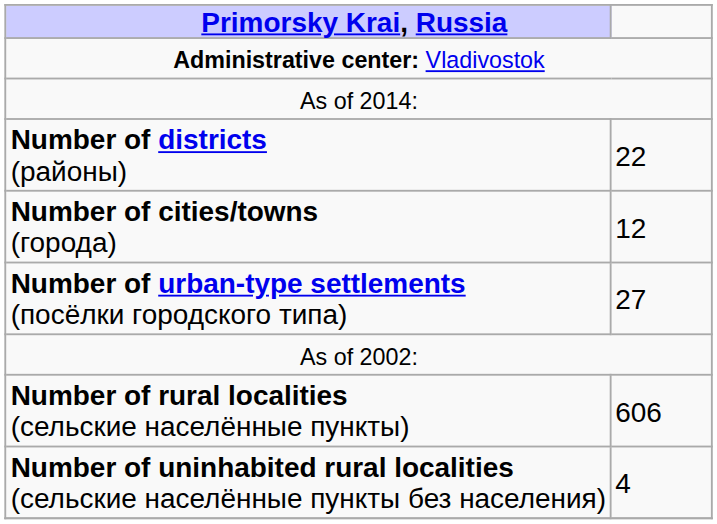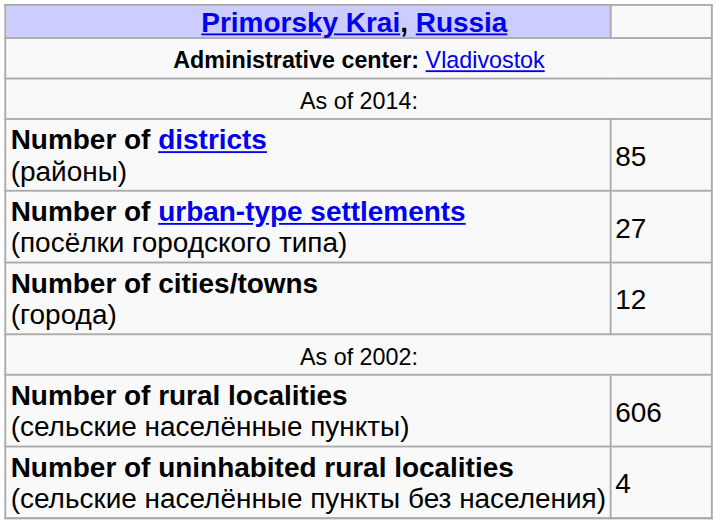(631, 155) 22 -> (631, 155) 85
rows swapped: (164, 227) <-> (238, 298)
